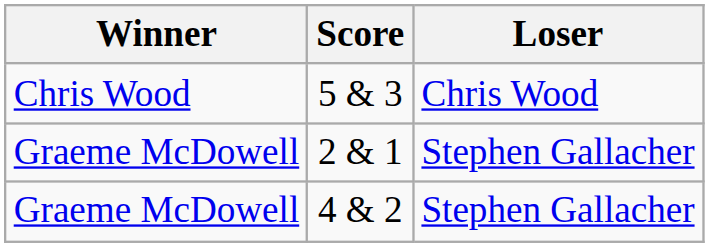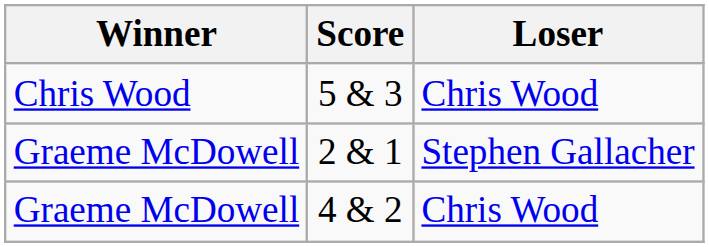(558, 210) Stephen Gallacher -> (510, 210) Chris Wood
